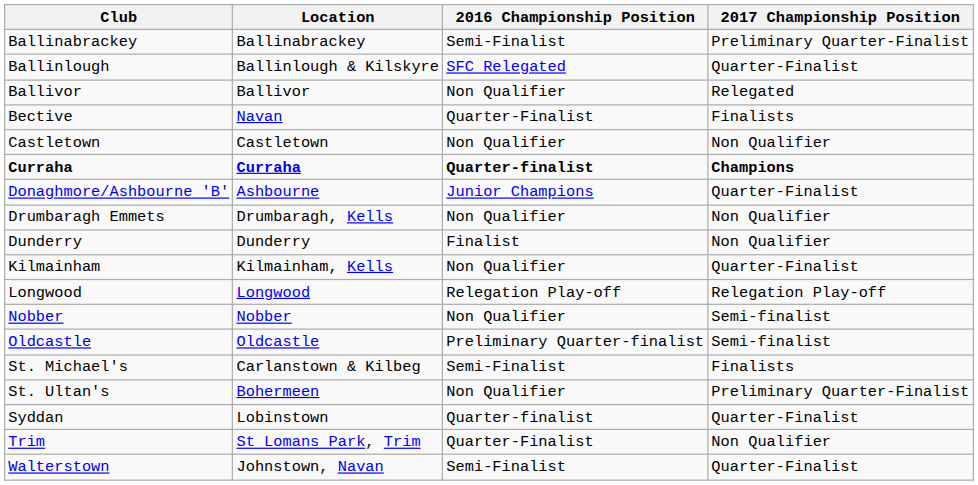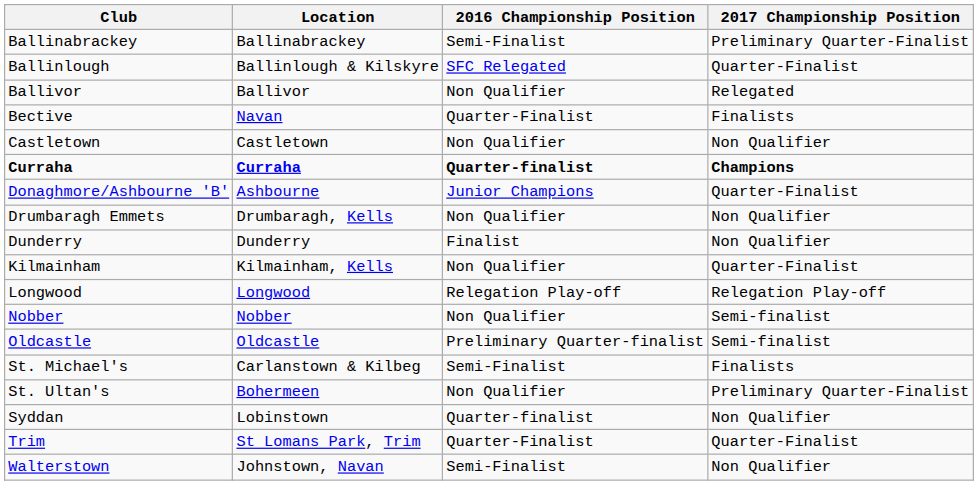(785, 417) Quarter-Finalist -> (771, 417) Non Qualifier
(771, 442) Non Qualifier -> (785, 442) Quarter-Finalist
(785, 467) Quarter-Finalist -> (771, 467) Non Qualifier
